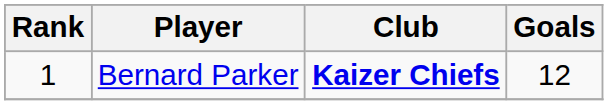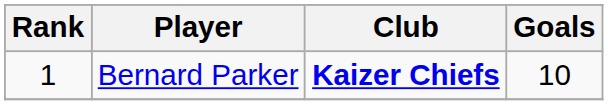(554, 74) 12 -> (554, 74) 10
